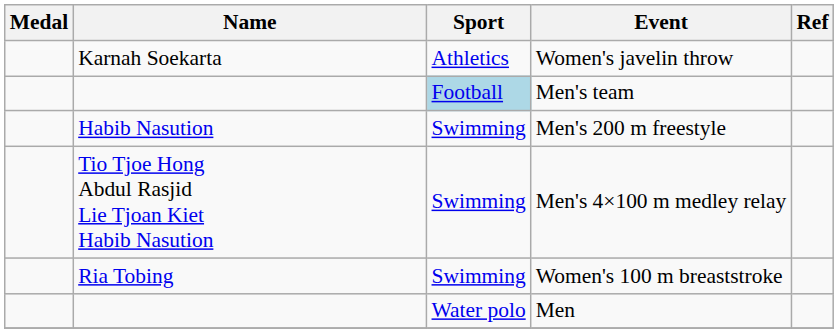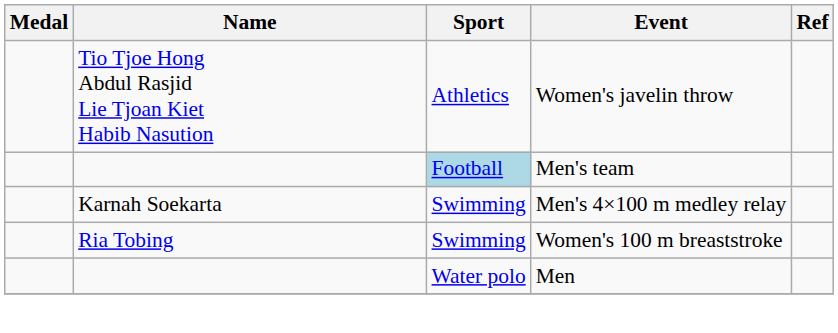(150, 57) Karnah Soekarta -> (146, 95) Tio Tjoe Hong Abdul Rasjid Lie Tjoan Kiet Habib Nasution
- row: (631, 128)
(146, 202) Tio Tjoe Hong Abdul Rasjid Lie Tjoan Kiet Habib Nasution -> (150, 204) Karnah Soekarta
